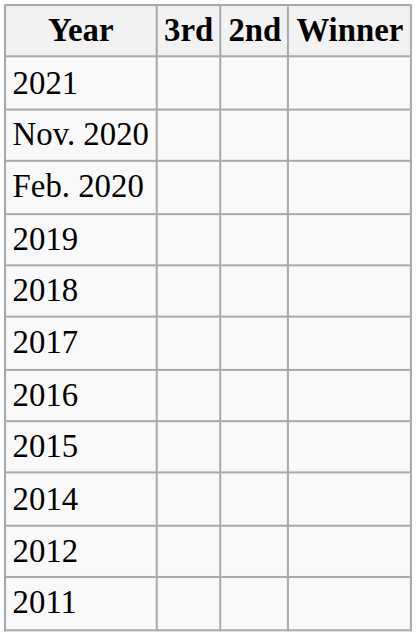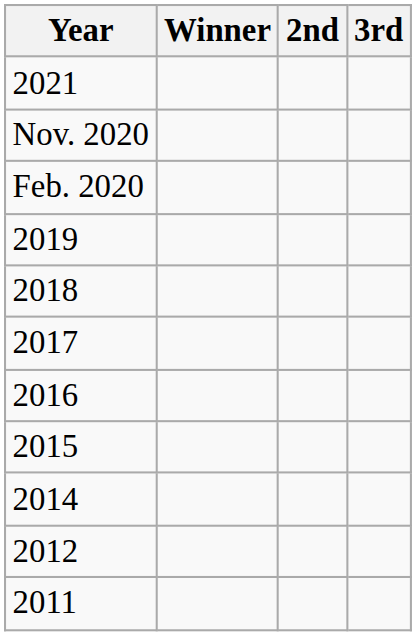columns swapped: (350, 30) <-> (189, 30)
